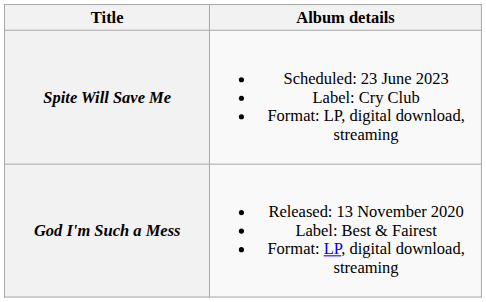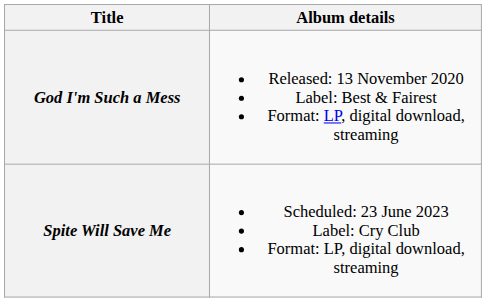rows swapped: (107, 230) <-> (107, 97)
